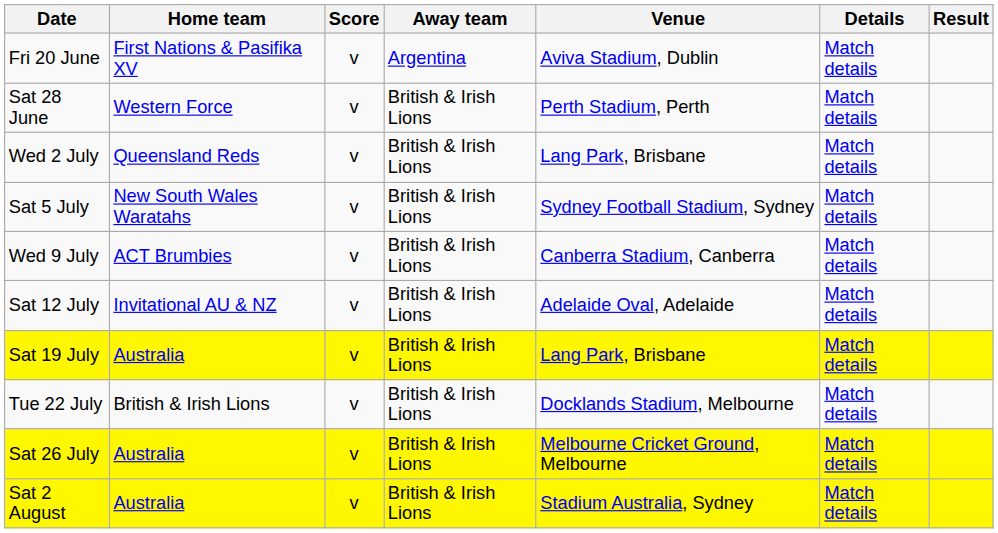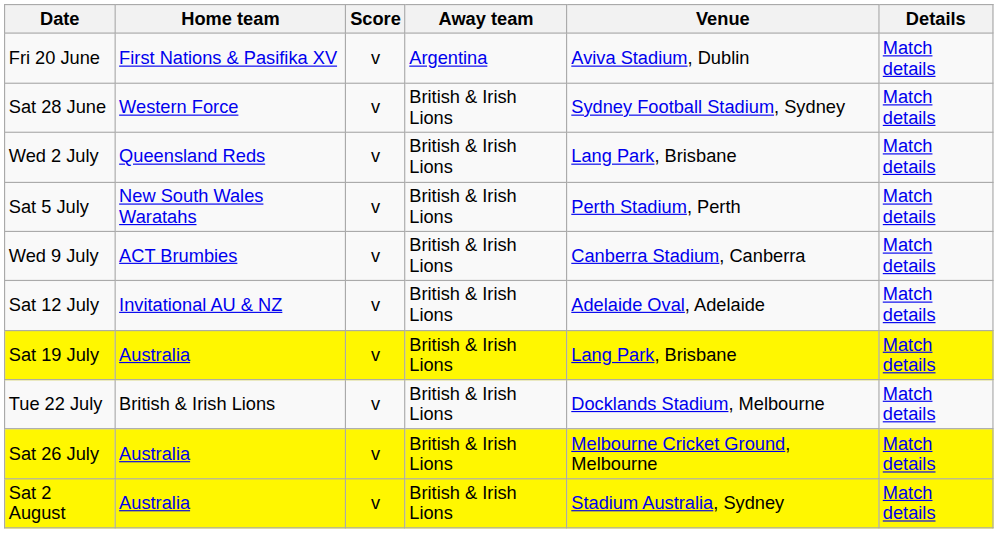- column: (961, 18)
(625, 107) Perth Stadium, Perth -> (708, 107) Sydney Football Stadium, Sydney
(677, 206) Sydney Football Stadium, Sydney -> (656, 206) Perth Stadium, Perth
